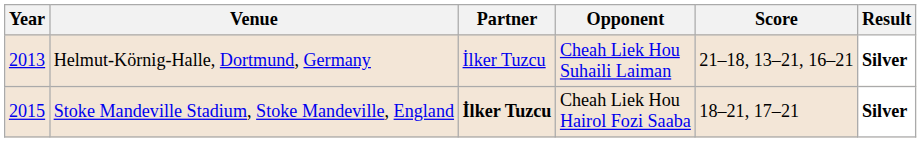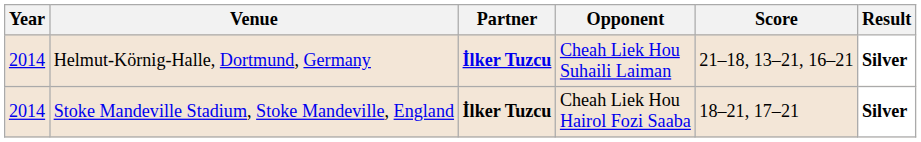(27, 60) 2013 -> (27, 60) 2014
(504, 60) normal -> (507, 60) bold
(27, 111) 2015 -> (27, 111) 2014
